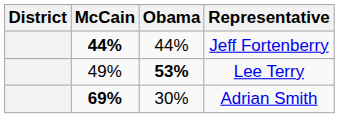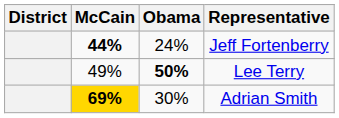(172, 44) 44% -> (172, 44) 24%
(172, 71) 53% -> (172, 71) 50%
(105, 98) no background -> (105, 98) gold background
